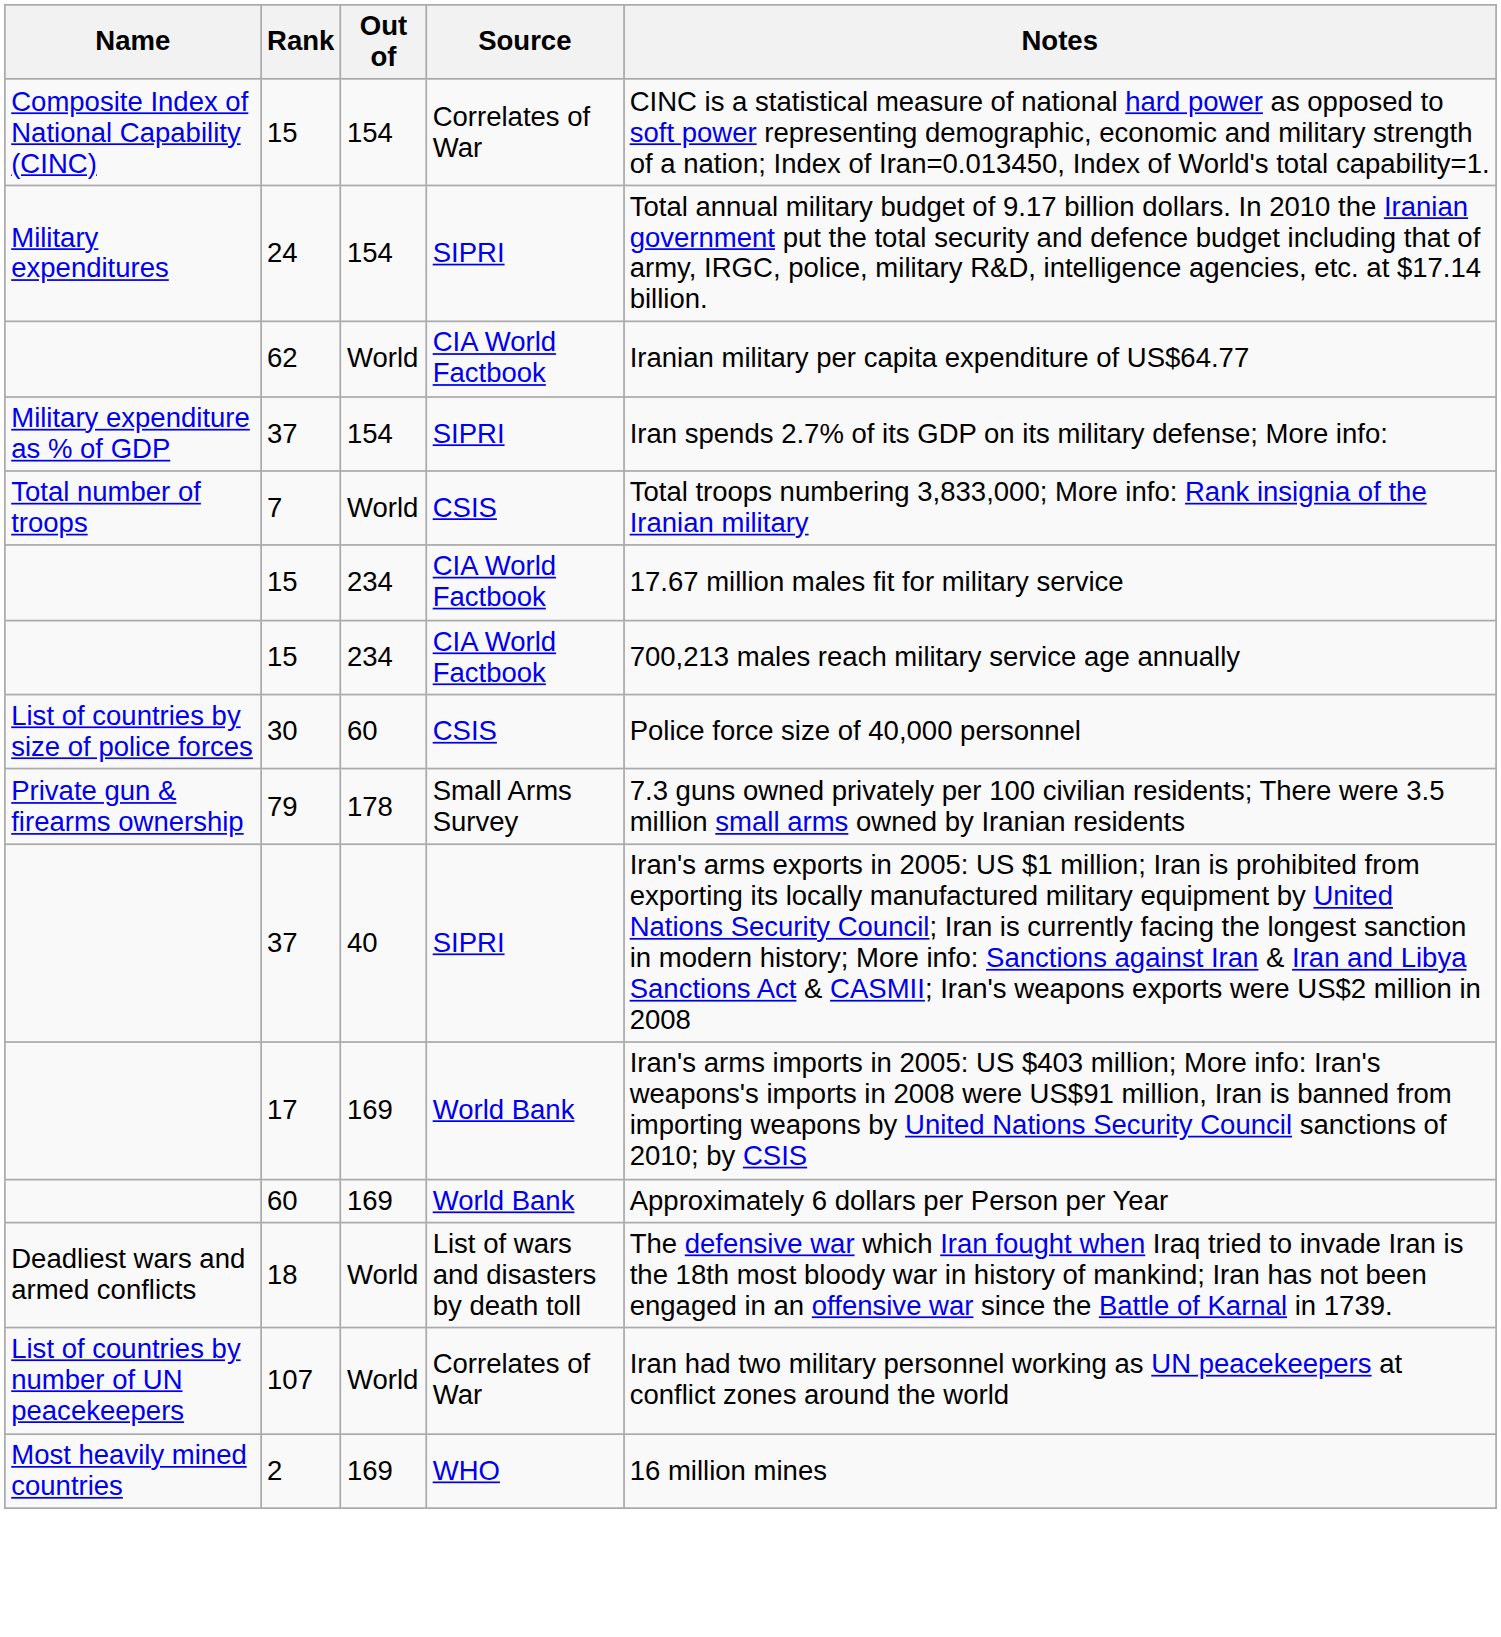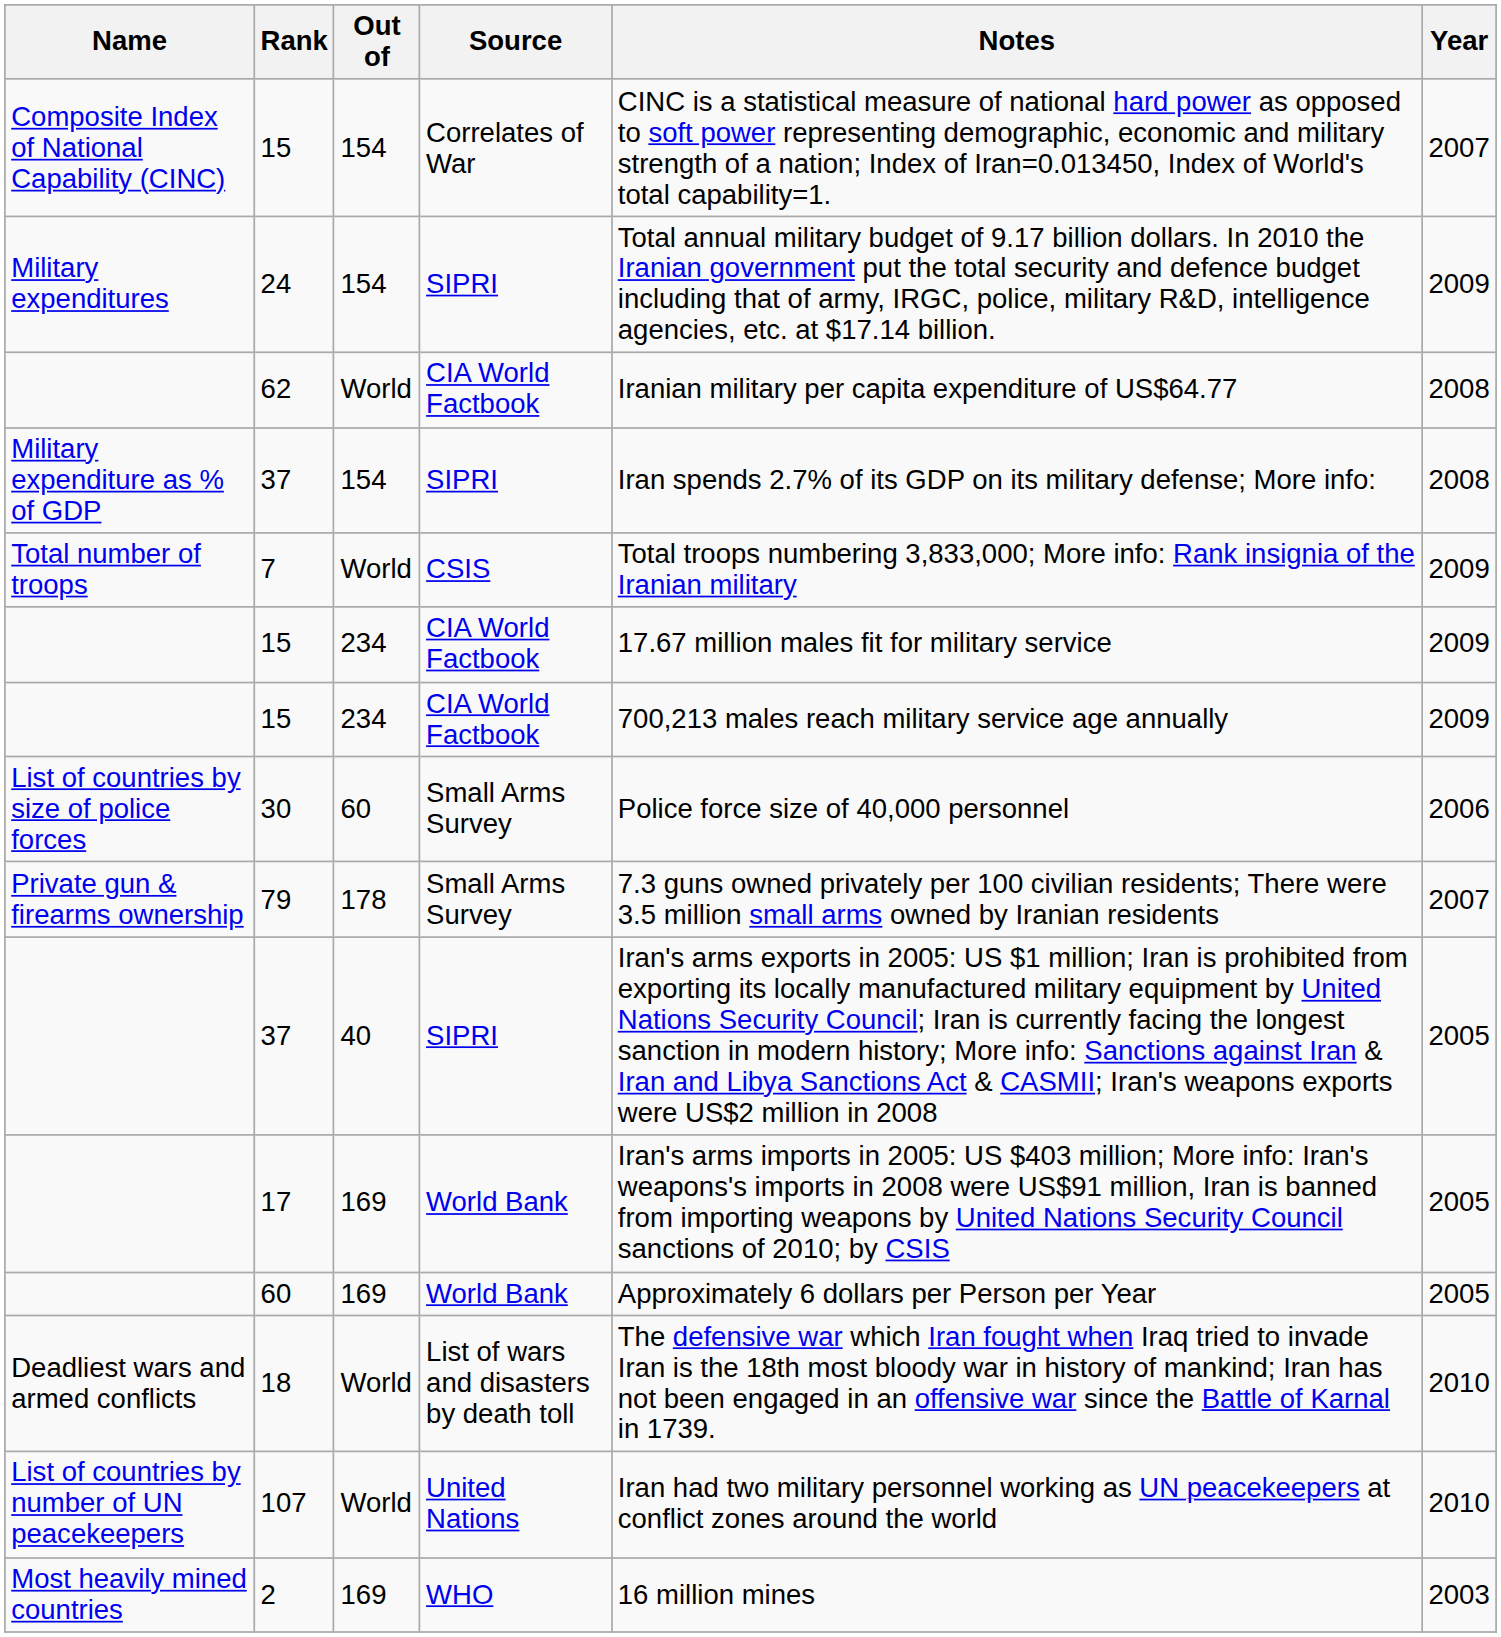+ column: (1459, 41)
(465, 731) CSIS -> (496, 808) Small Arms Survey
(511, 1380) Correlates of War -> (473, 1504) United Nations
